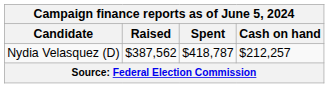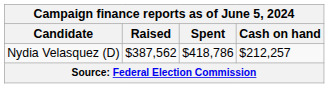(208, 53) $418,787 -> (208, 53) $418,786
